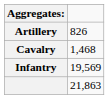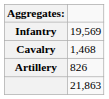rows swapped: (36, 67) <-> (36, 31)
